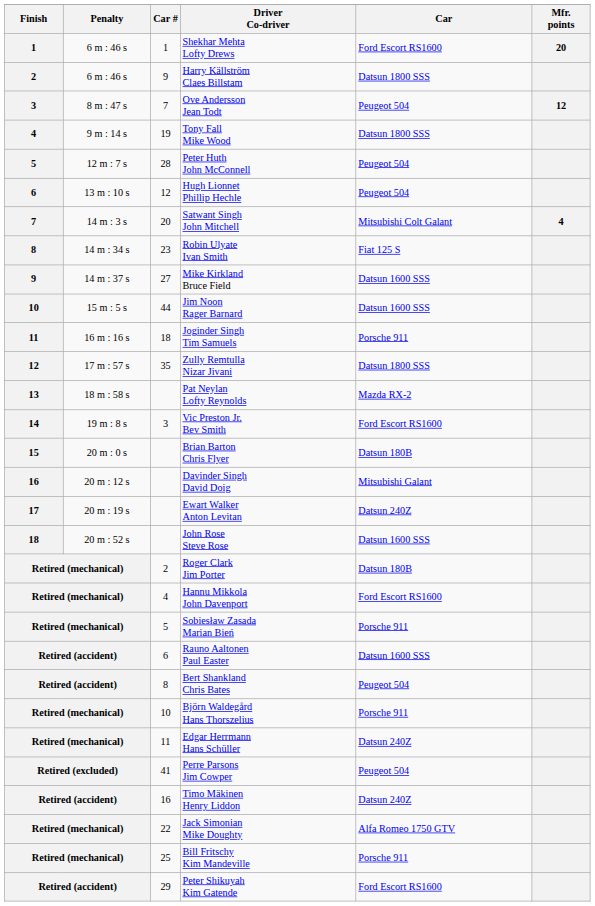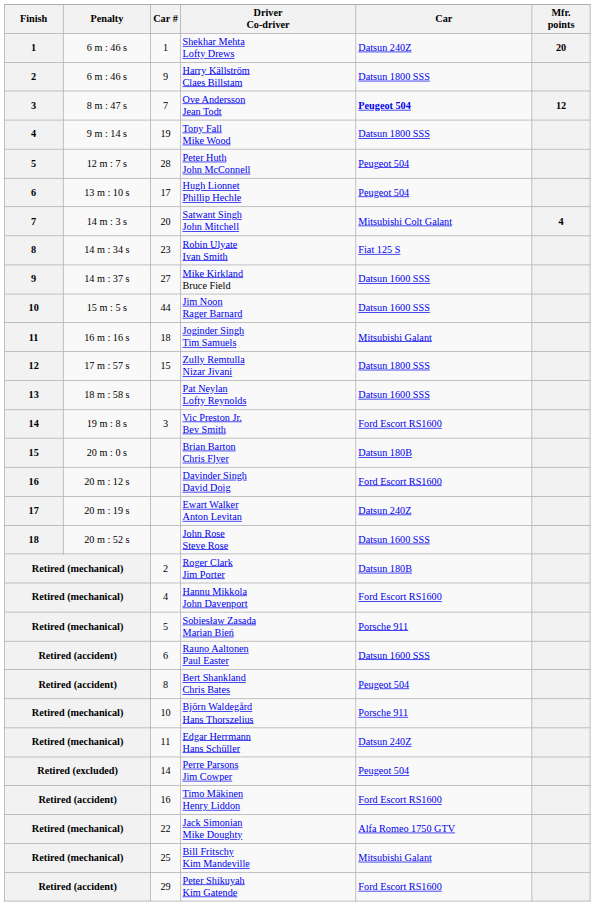(400, 48) Ford Escort RS1600 -> (385, 48) Datsun 240Z
(384, 106) normal -> (385, 106) bold
(165, 192) 12 -> (165, 192) 17
(383, 337) Porsche 911 -> (395, 337) Mitsubishi Galant
(165, 366) 35 -> (165, 366) 15
(385, 395) Mazda RX-2 -> (394, 395) Datsun 1600 SSS
(395, 482) Mitsubishi Galant -> (400, 482) Ford Escort RS1600
(165, 771) 41 -> (165, 771) 14
(385, 800) Datsun 240Z -> (400, 800) Ford Escort RS1600
(383, 858) Porsche 911 -> (395, 858) Mitsubishi Galant
